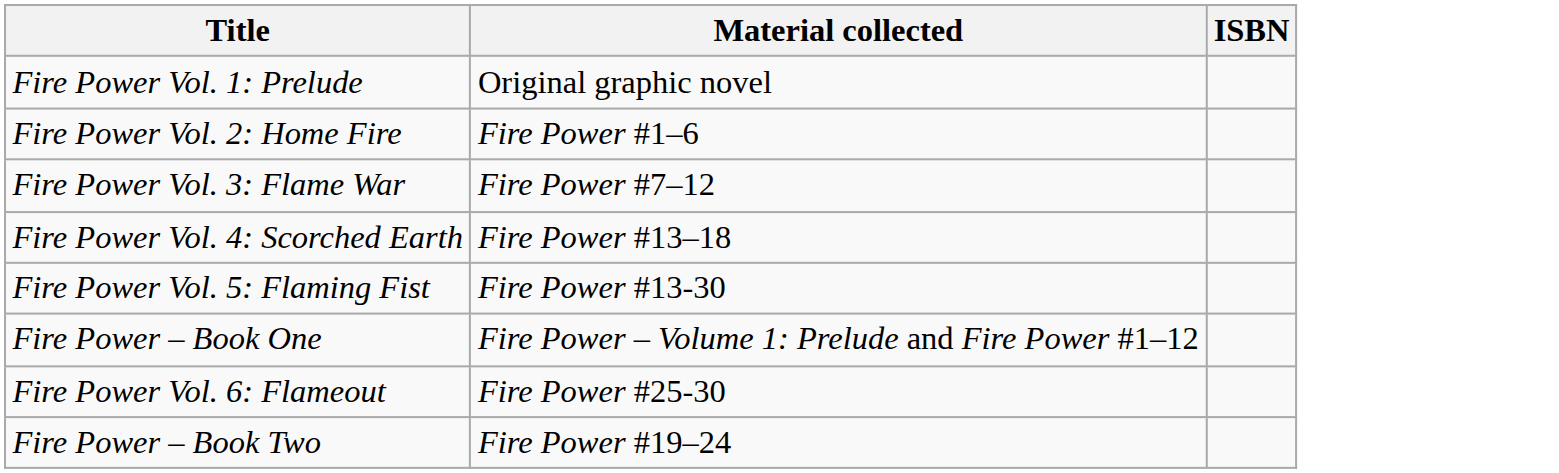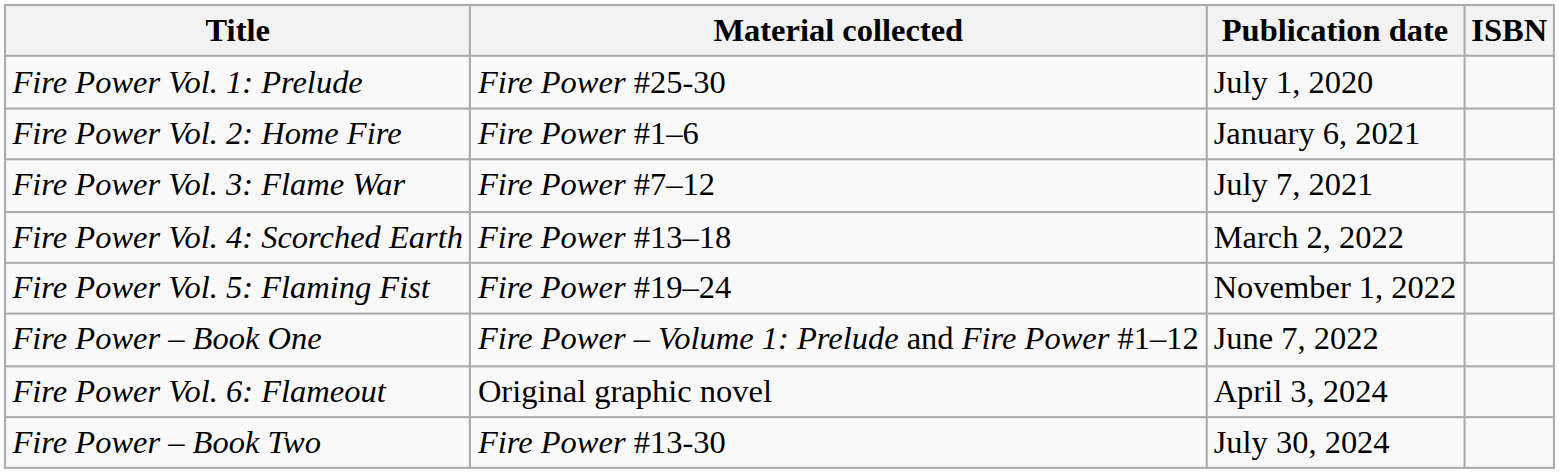+ column: (1335, 30)
(625, 81) Original graphic novel -> (602, 81) Fire Power #25-30
(602, 287) Fire Power #13-30 -> (605, 287) Fire Power #19–24
(602, 390) Fire Power #25-30 -> (625, 390) Original graphic novel
(605, 442) Fire Power #19–24 -> (602, 442) Fire Power #13-30
